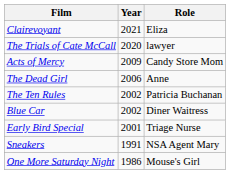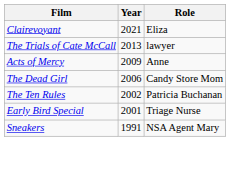(131, 45) 2020 -> (131, 45) 2013
(185, 62) Candy Store Mom -> (158, 62) Anne
(158, 78) Anne -> (185, 78) Candy Store Mom
- row: (26, 111)
- row: (60, 161)
